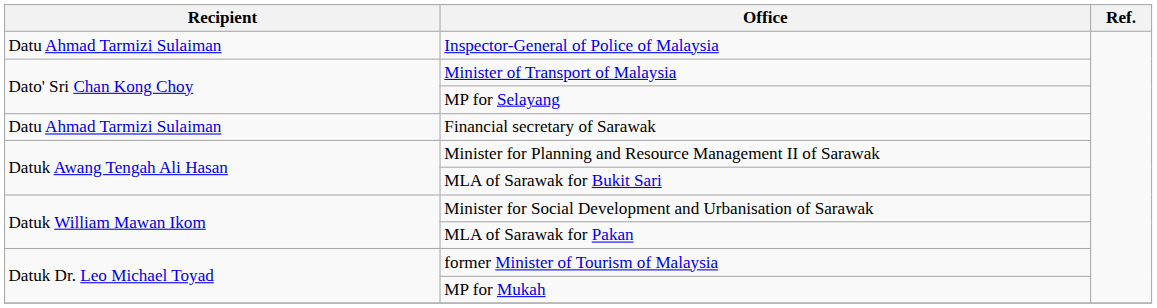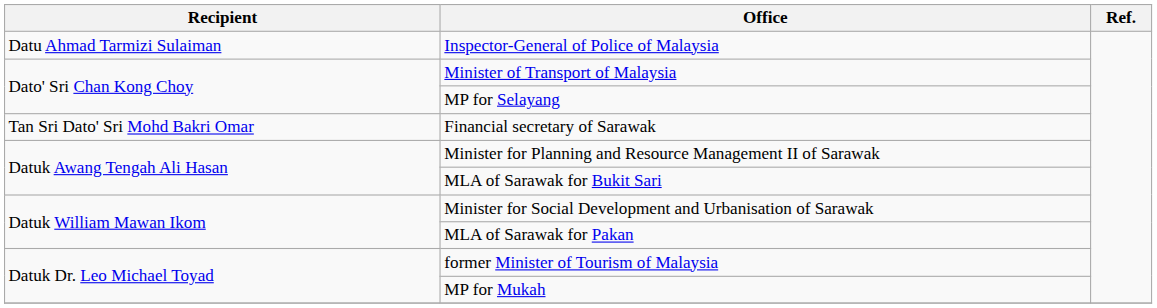(115, 126) Datu Ahmad Tarmizi Sulaiman -> (131, 126) Tan Sri Dato' Sri Mohd Bakri Omar
